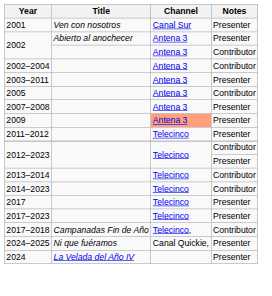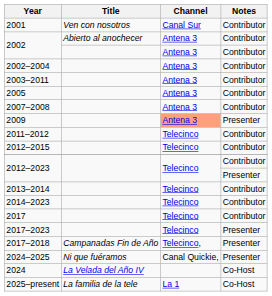(232, 25) Presenter -> (244, 25) Contributor
(232, 39) Presenter -> (244, 39) Contributor
(232, 80) Presenter -> (244, 80) Contributor
(232, 107) Presenter -> (244, 107) Contributor
(232, 134) Presenter -> (244, 134) Contributor
+ row: (28, 148)
(232, 203) Presenter -> (244, 216) Contributor
(234, 230) Contributor -> (241, 244) Presenter
(232, 257) Presenter -> (238, 271) Co-Host
+ row: (33, 285)
